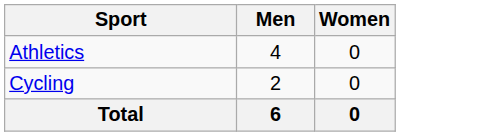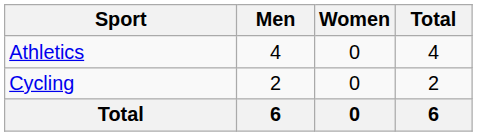+ column: (433, 20)
